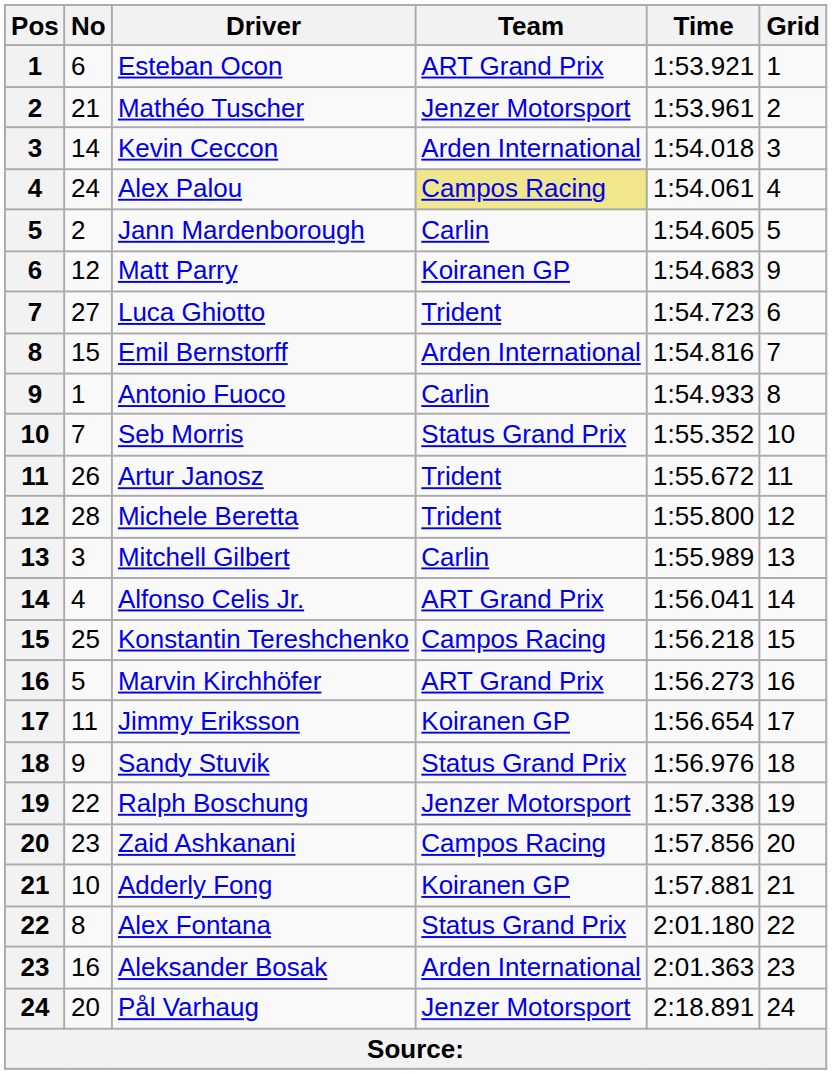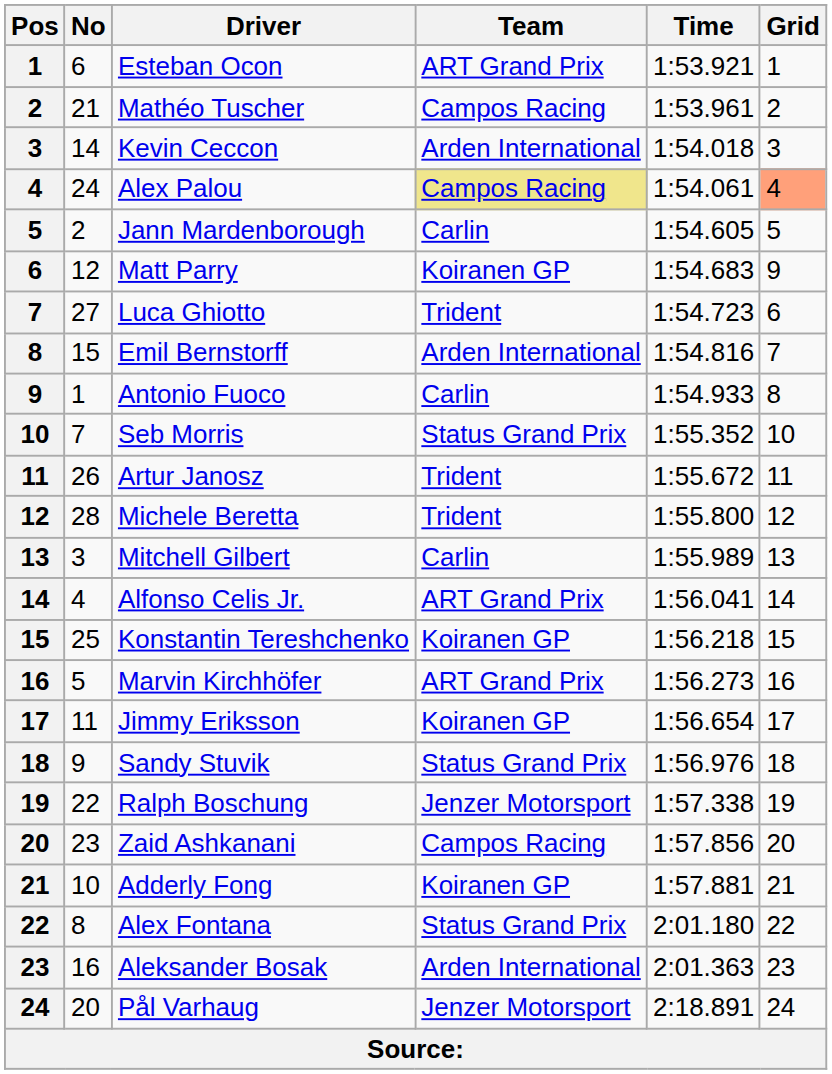(526, 107) Jenzer Motorsport -> (514, 107) Campos Racing
(774, 189) no background -> (774, 189) lightsalmon background
(514, 639) Campos Racing -> (496, 639) Koiranen GP
